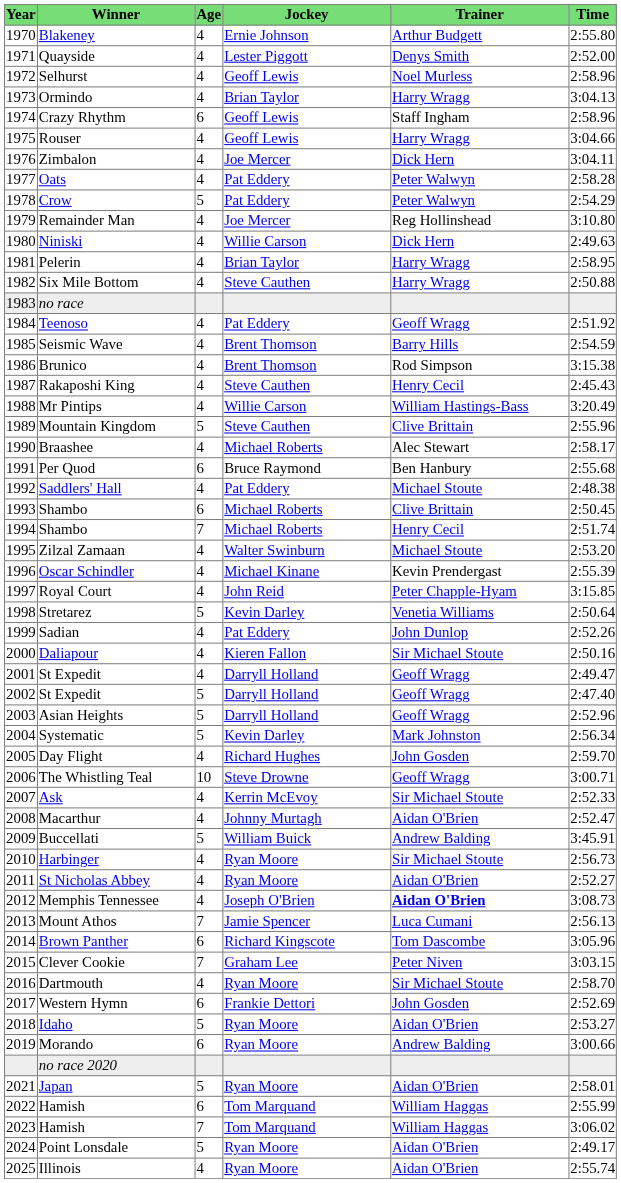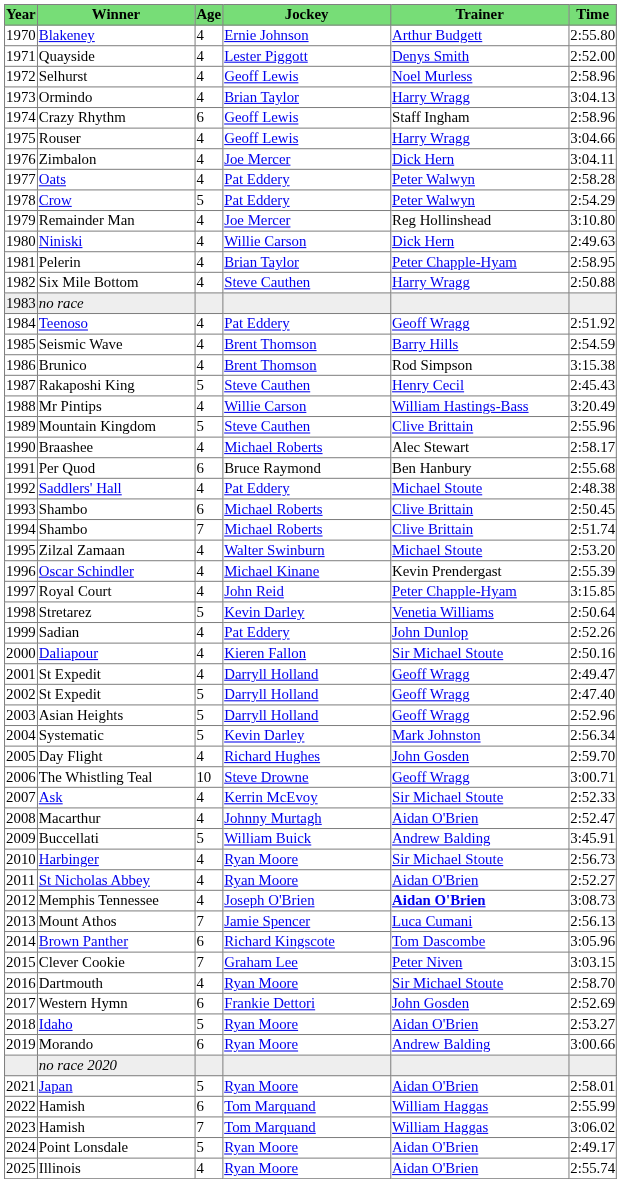(431, 262) Harry Wragg -> (454, 262) Peter Chapple-Hyam
(200, 385) 4 -> (200, 385) 5
(428, 529) Henry Cecil -> (433, 529) Clive Brittain
